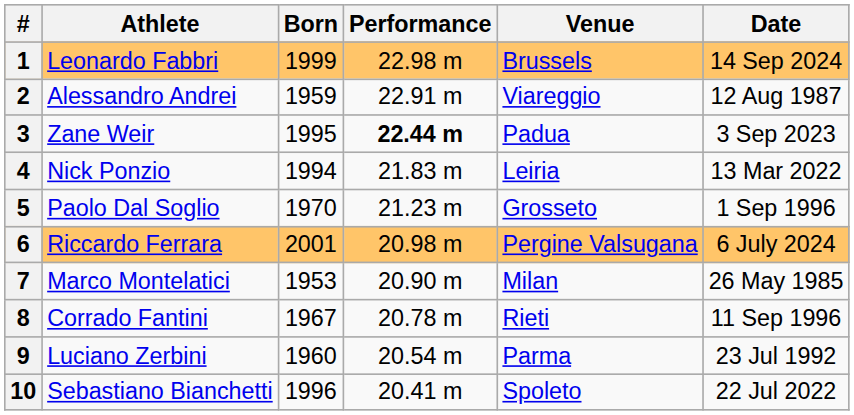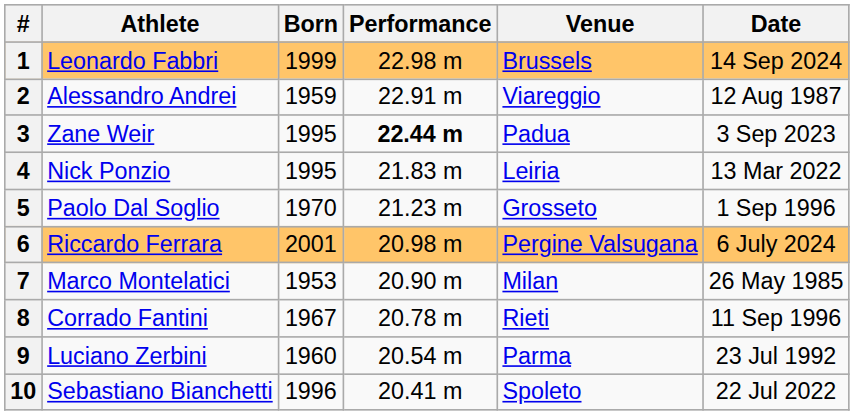(311, 171) 1994 -> (311, 171) 1995
